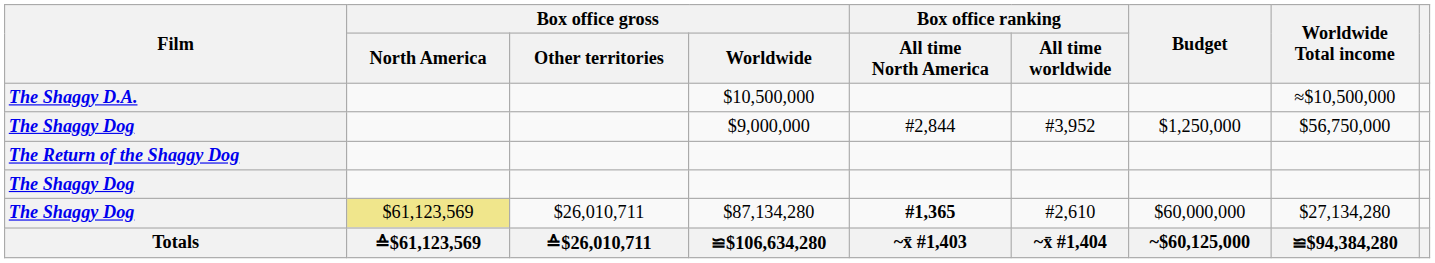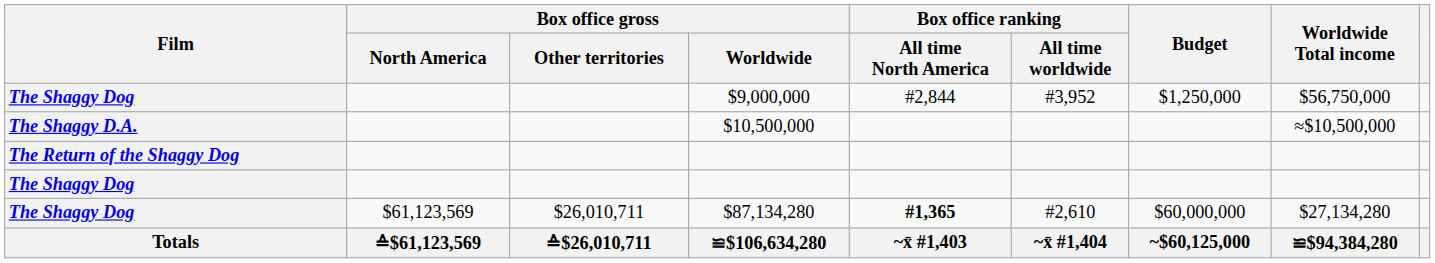rows swapped: (72, 126) <-> (73, 97)
(428, 213) khaki background -> (428, 213) no background
